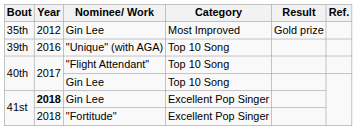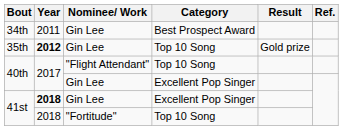+ row: (17, 30)
(49, 30) normal -> (49, 47) bold
(204, 30) Most Improved -> (185, 47) Top 10 Song
- row: (17, 47)
(199, 82) Top 10 Song -> (205, 82) Excellent Pop Singer
(219, 116) Excellent Pop Singer -> (185, 116) Top 10 Song
